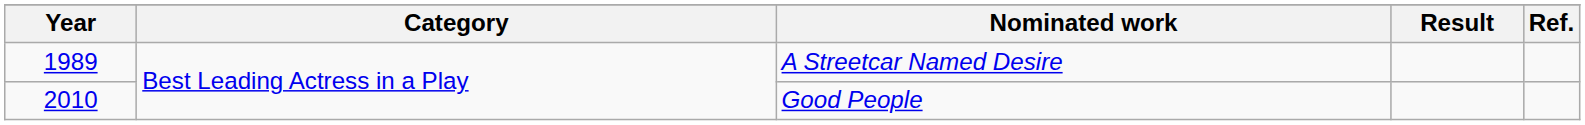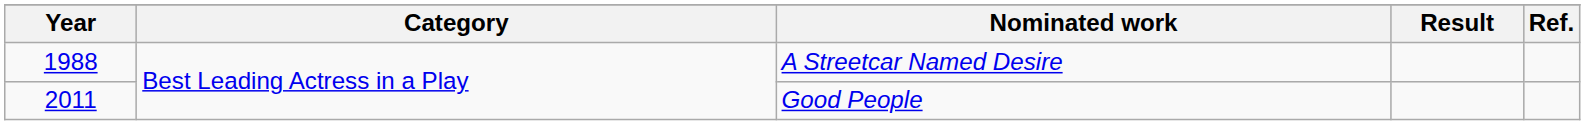(71, 61) 1989 -> (71, 61) 1988
(71, 100) 2010 -> (71, 100) 2011
